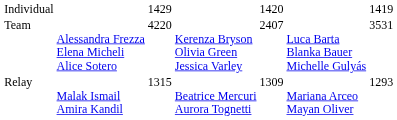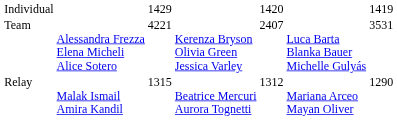(160, 25) 4220 -> (160, 25) 4221
(271, 82) 1309 -> (271, 82) 1312
(381, 82) 1293 -> (381, 82) 1290
